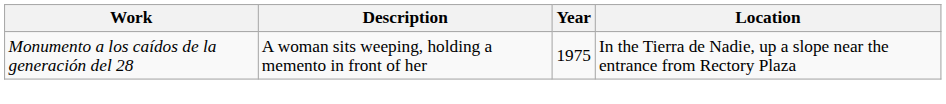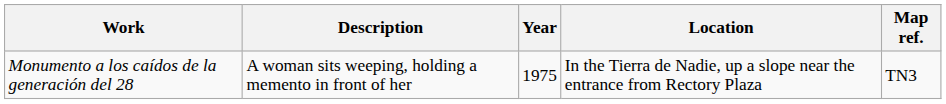+ column: (911, 27)
